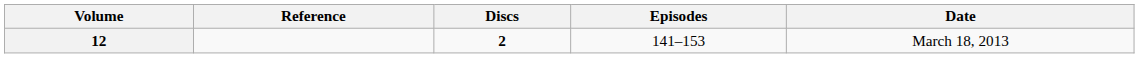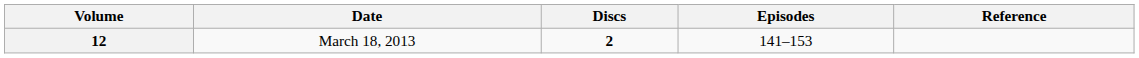columns swapped: (961, 16) <-> (313, 16)
